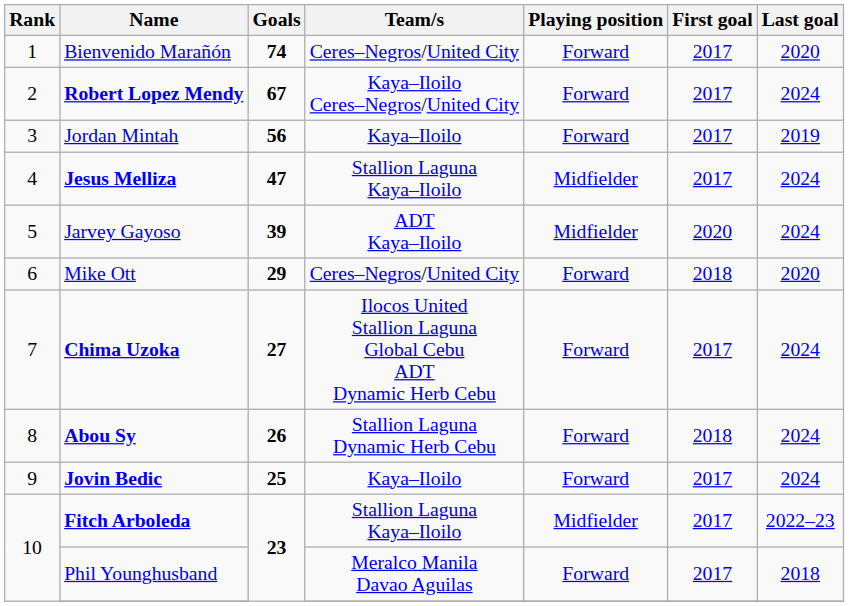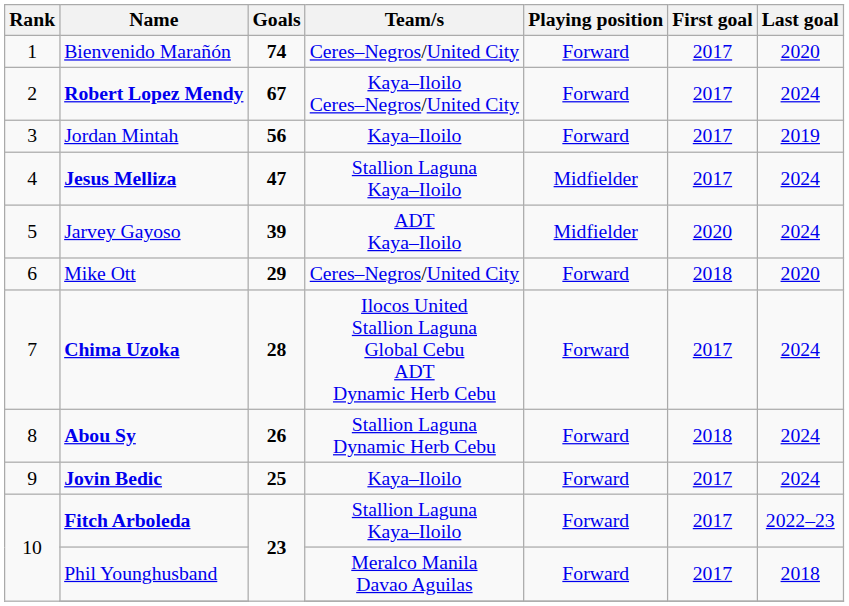(277, 349) 27 -> (277, 349) 28
(596, 520) Midfielder -> (596, 520) Forward
